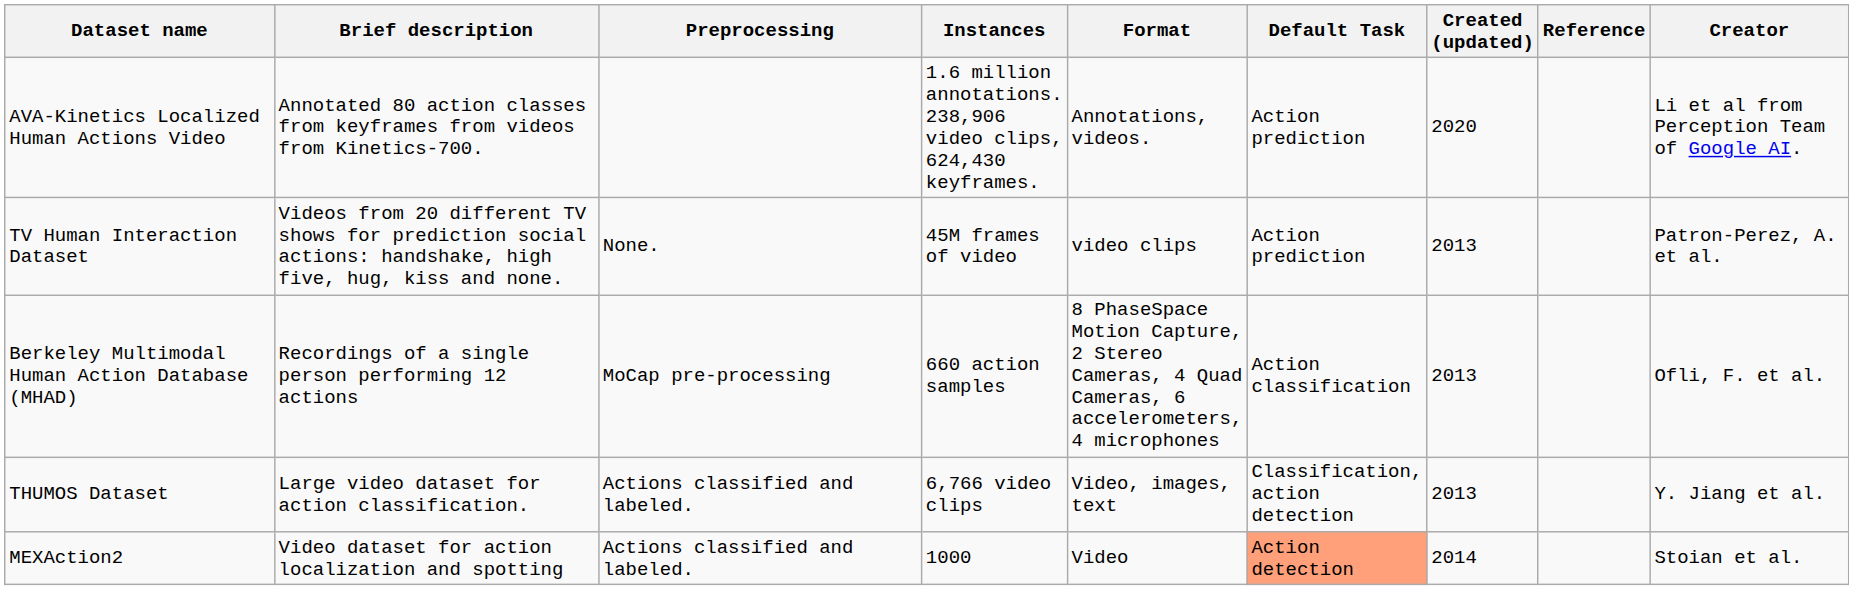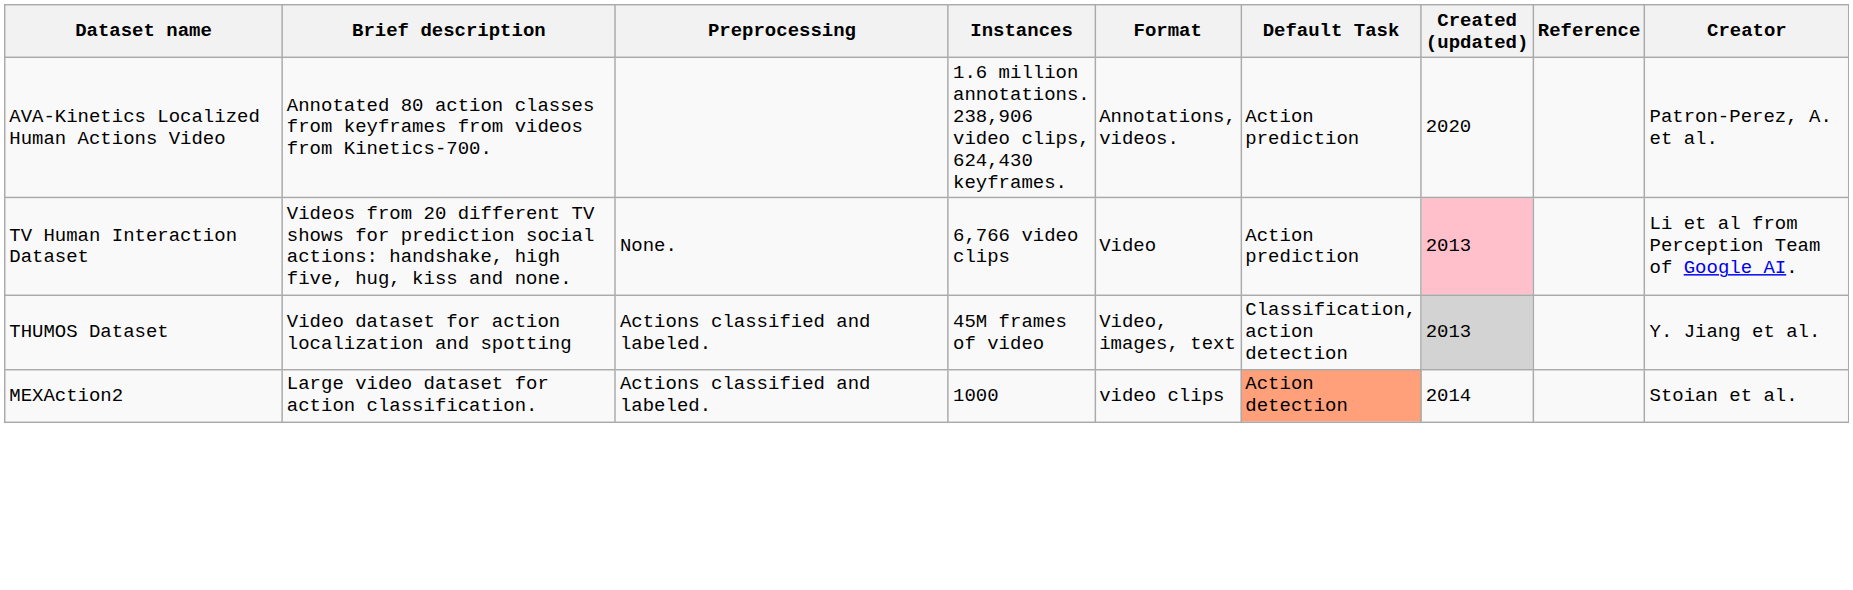(1740, 128) Li et al from Perception Team of Google AI. -> (1741, 128) Patron-Perez, A. et al.
(983, 246) 45M frames of video -> (1016, 246) 6,766 video clips
(1134, 246) video clips -> (1128, 246) Video
(1454, 246) no background -> (1448, 246) pink background
(1746, 246) Patron-Perez, A. et al. -> (1735, 246) Li et al from Perception Team of Google AI.
- row: (129, 376)
(410, 494) Large video dataset for action classification. -> (429, 332) Video dataset for action localization and spotting
(989, 494) 6,766 video clips -> (1010, 332) 45M frames of video
(1454, 494) no background -> (1448, 332) lightgrey background
(421, 558) Video dataset for action localization and spotting -> (418, 396) Large video dataset for action classification.
(1100, 558) Video -> (1162, 396) video clips
